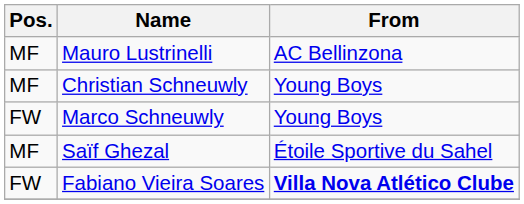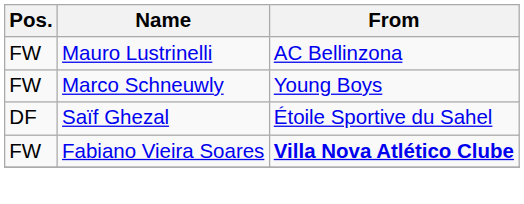(24, 53) MF -> (25, 53) FW
- row: (155, 85)
(24, 150) MF -> (23, 118) DF
